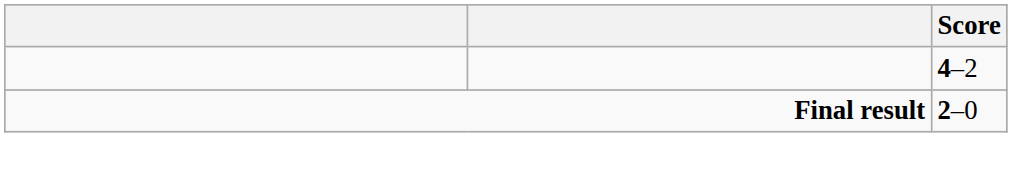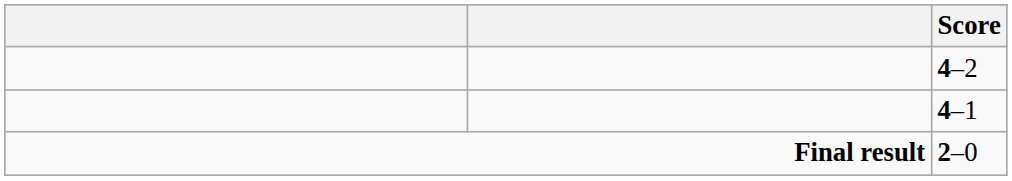+ row: (957, 110)
